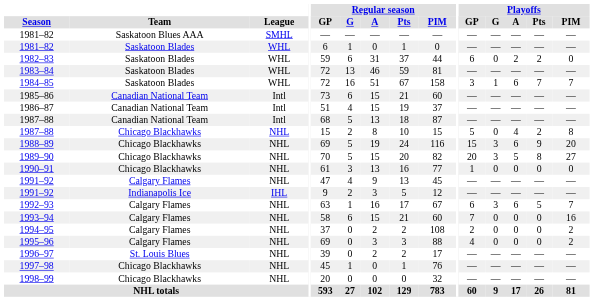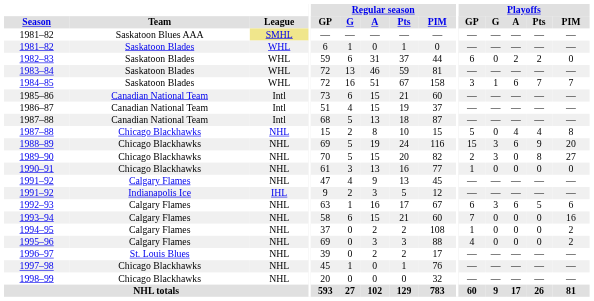(279, 34) no background -> (279, 34) khaki background
(539, 132) 2 -> (539, 132) 4
(472, 156) 20 -> (472, 156) 2
(516, 156) 5 -> (516, 156) 0
(571, 205) 7 -> (571, 205) 6
(472, 229) 2 -> (472, 229) 1
